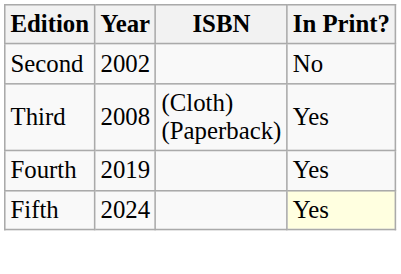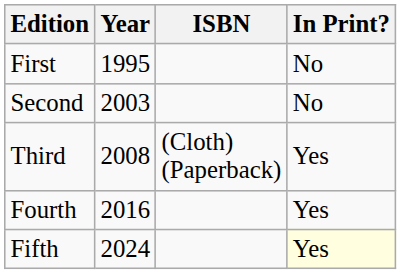+ row: (33, 63)
(125, 63) 2002 -> (125, 102) 2003
(125, 170) 2019 -> (125, 209) 2016
